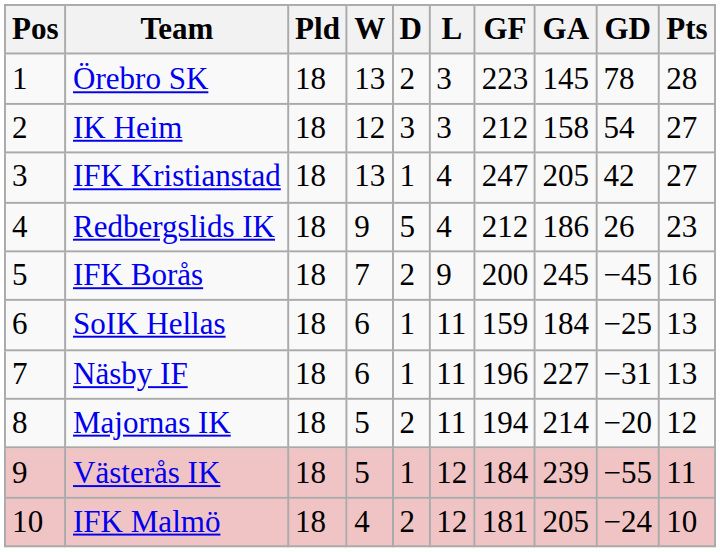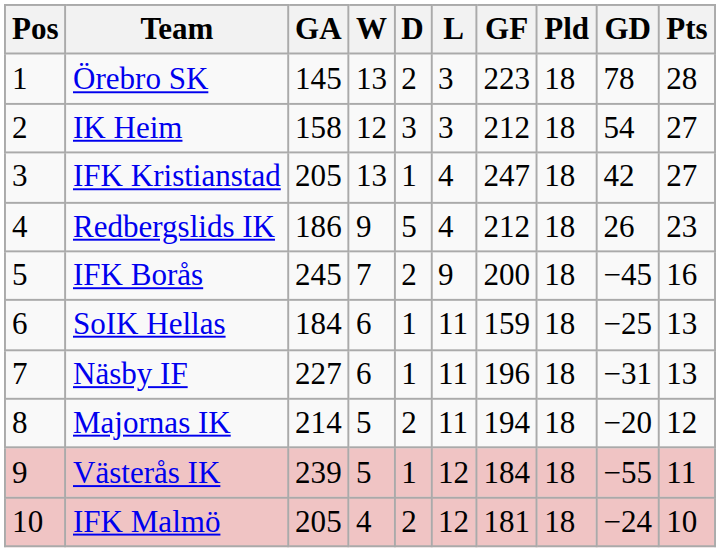columns swapped: (318, 29) <-> (566, 29)
